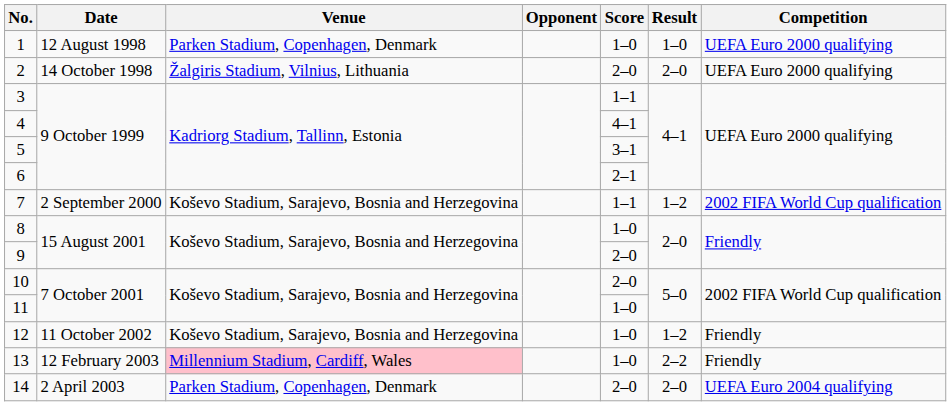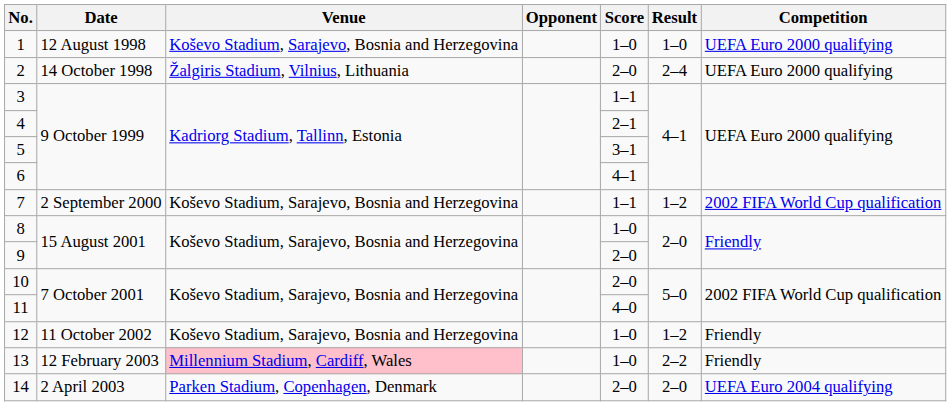(303, 44) Parken Stadium, Copenhagen, Denmark -> (344, 44) Koševo Stadium, Sarajevo, Bosnia and Herzegovina
(674, 70) 2–0 -> (674, 70) 2–4
(624, 123) 4–1 -> (624, 123) 2–1
(624, 176) 2–1 -> (624, 176) 4–1
(624, 307) 1–0 -> (624, 307) 4–0
